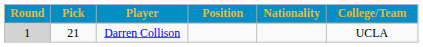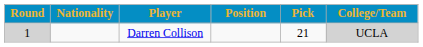columns swapped: (73, 13) <-> (292, 13)
(372, 32) no background -> (372, 32) lightgrey background
